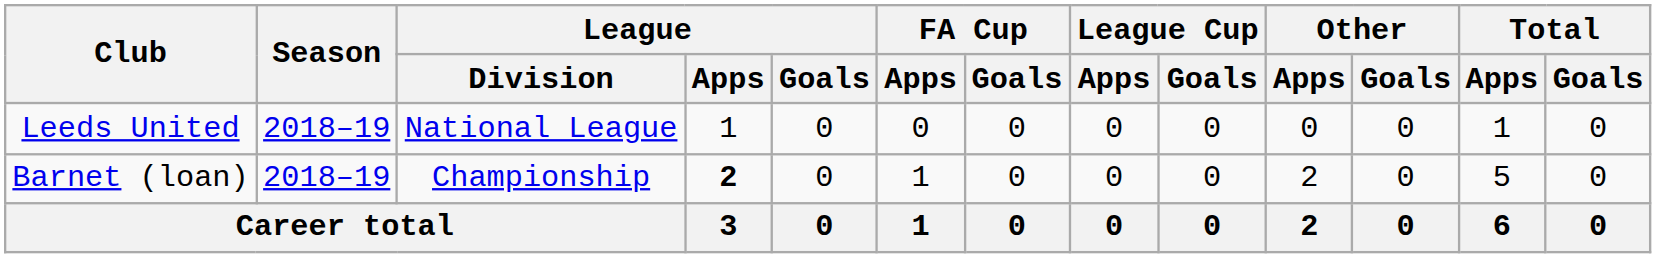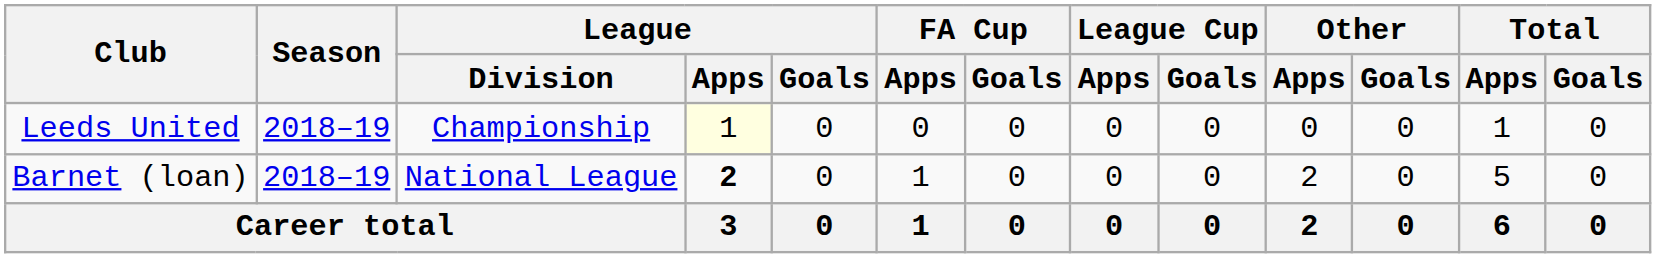(541, 129) National League -> (541, 129) Championship
(728, 129) no background -> (728, 129) lightyellow background
(541, 178) Championship -> (541, 178) National League
